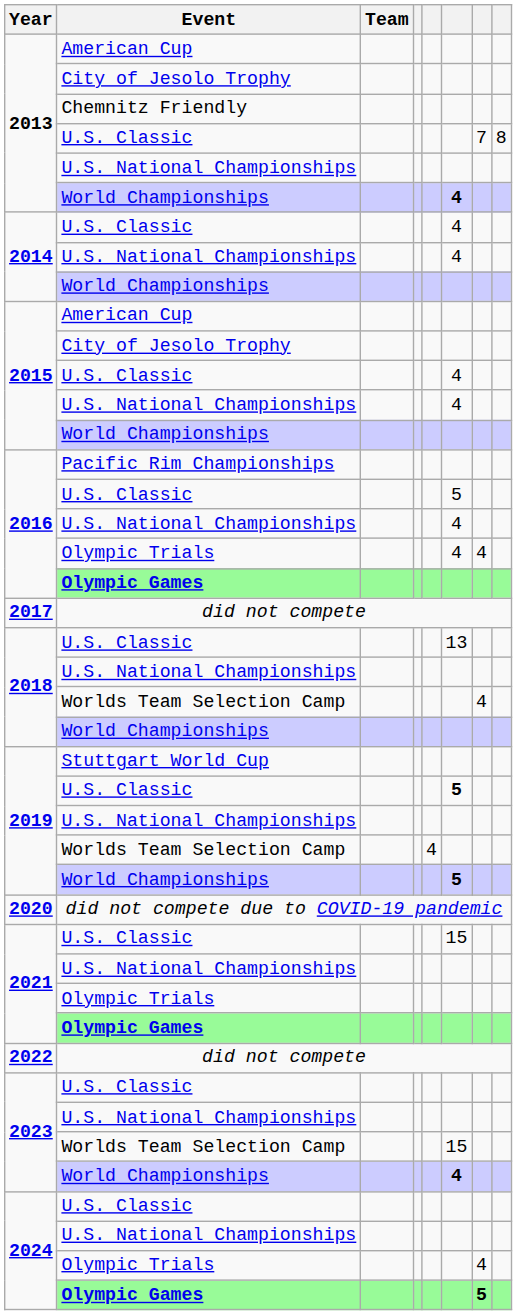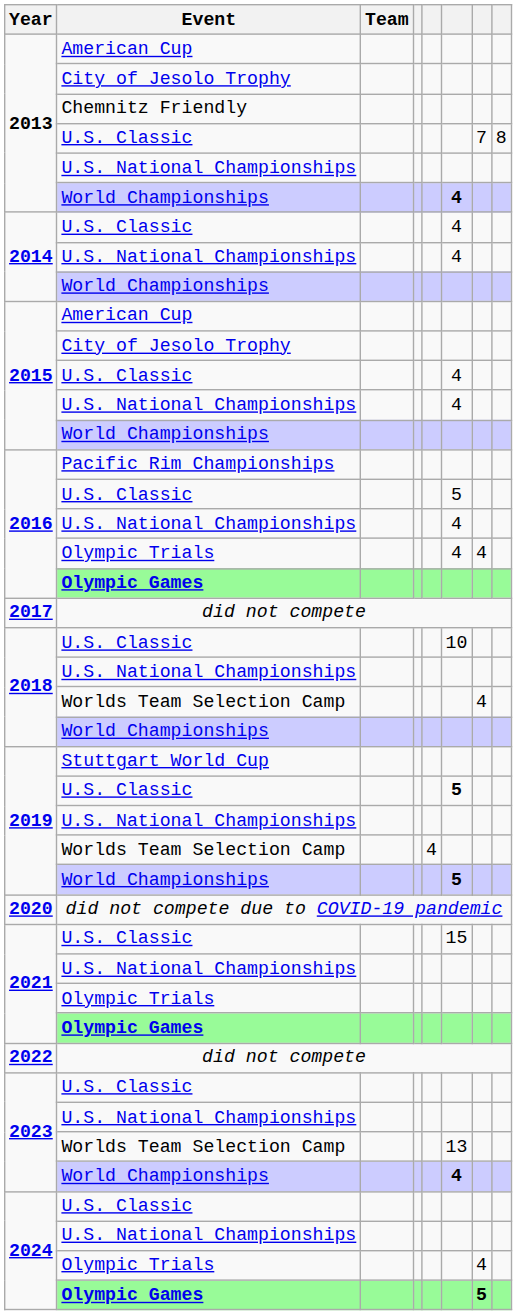(457, 642) 13 -> (457, 642) 10
(457, 1147) 15 -> (457, 1147) 13
